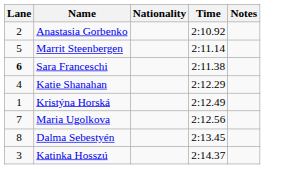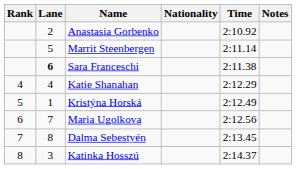+ column: (20, 13)
